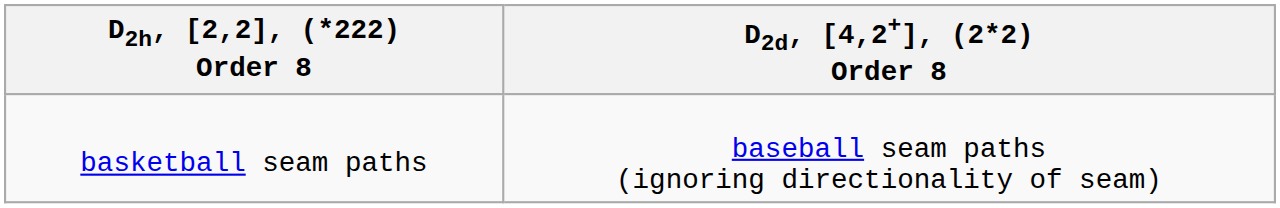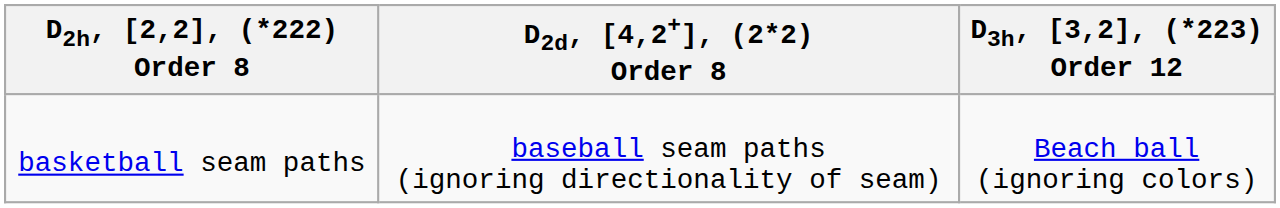+ column: (1117, 50)
